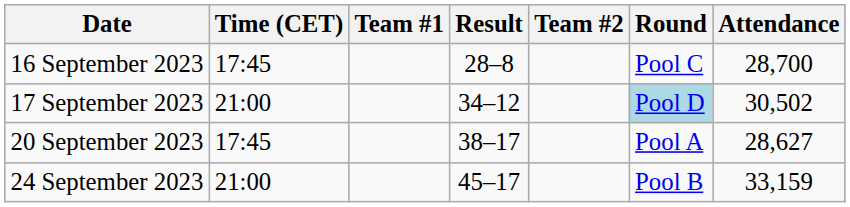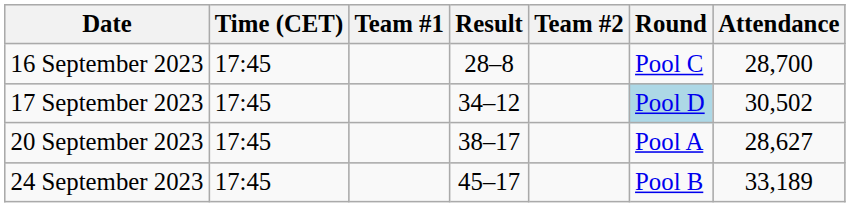(243, 102) 21:00 -> (243, 102) 17:45
(243, 181) 21:00 -> (243, 181) 17:45
(779, 181) 33,159 -> (779, 181) 33,189
